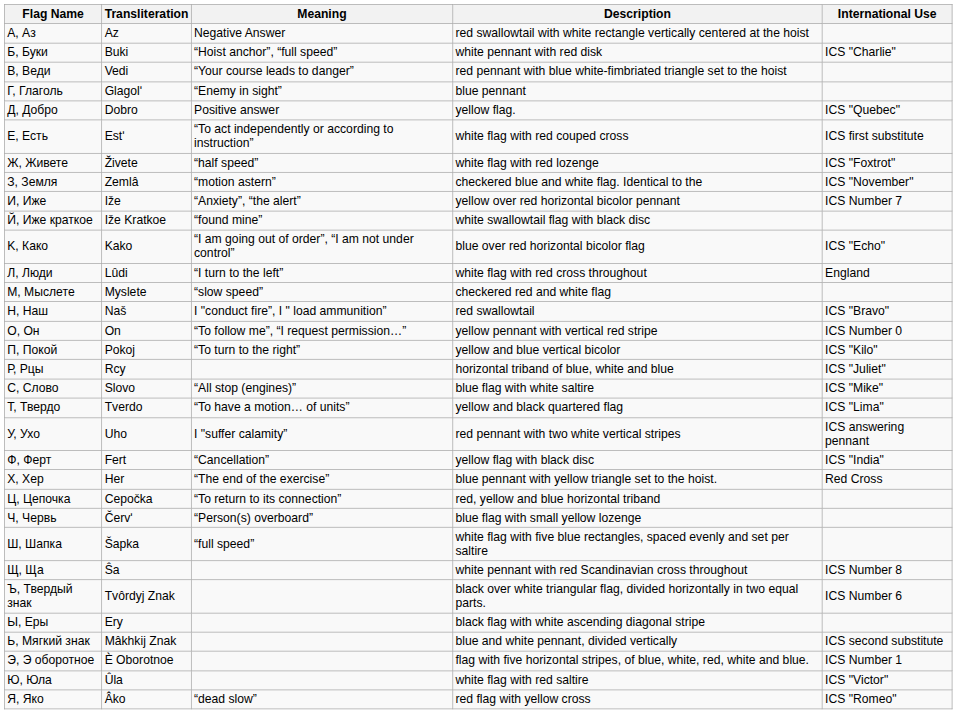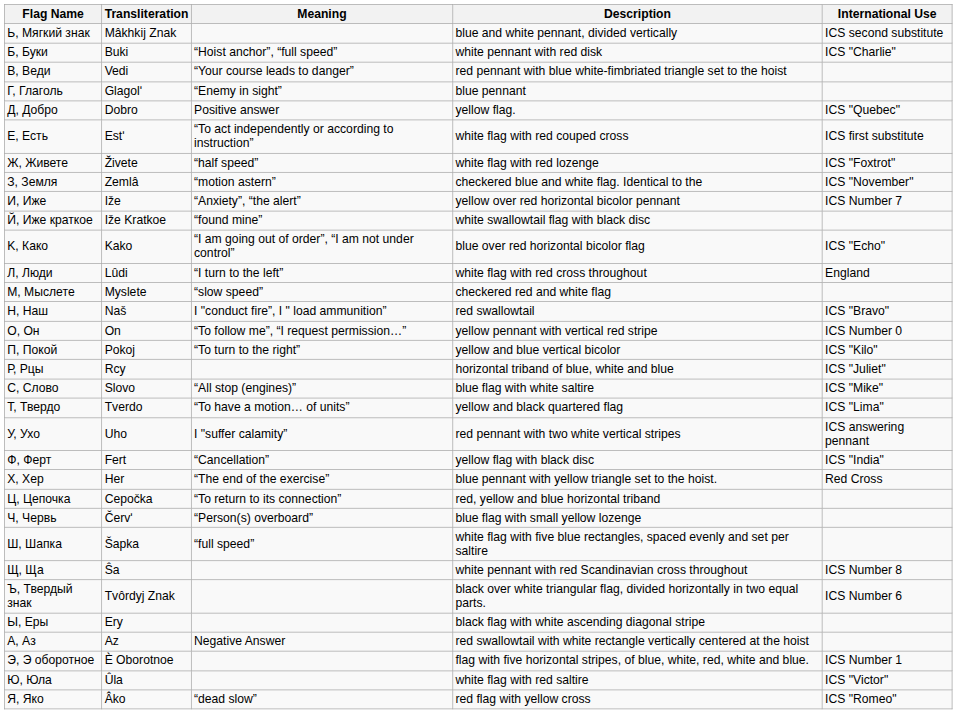rows swapped: (21, 33) <-> (48, 641)
